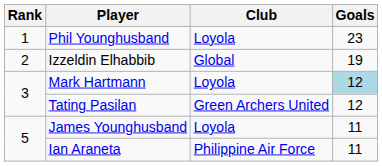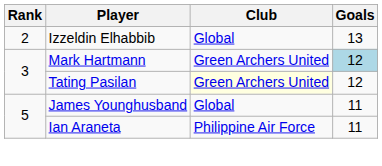- row: (109, 37)
(355, 60) 19 -> (355, 37) 13
(214, 82) Loyola -> (261, 60) Green Archers United
(261, 104) no background -> (261, 82) lightyellow background
(214, 127) Loyola -> (214, 104) Global
